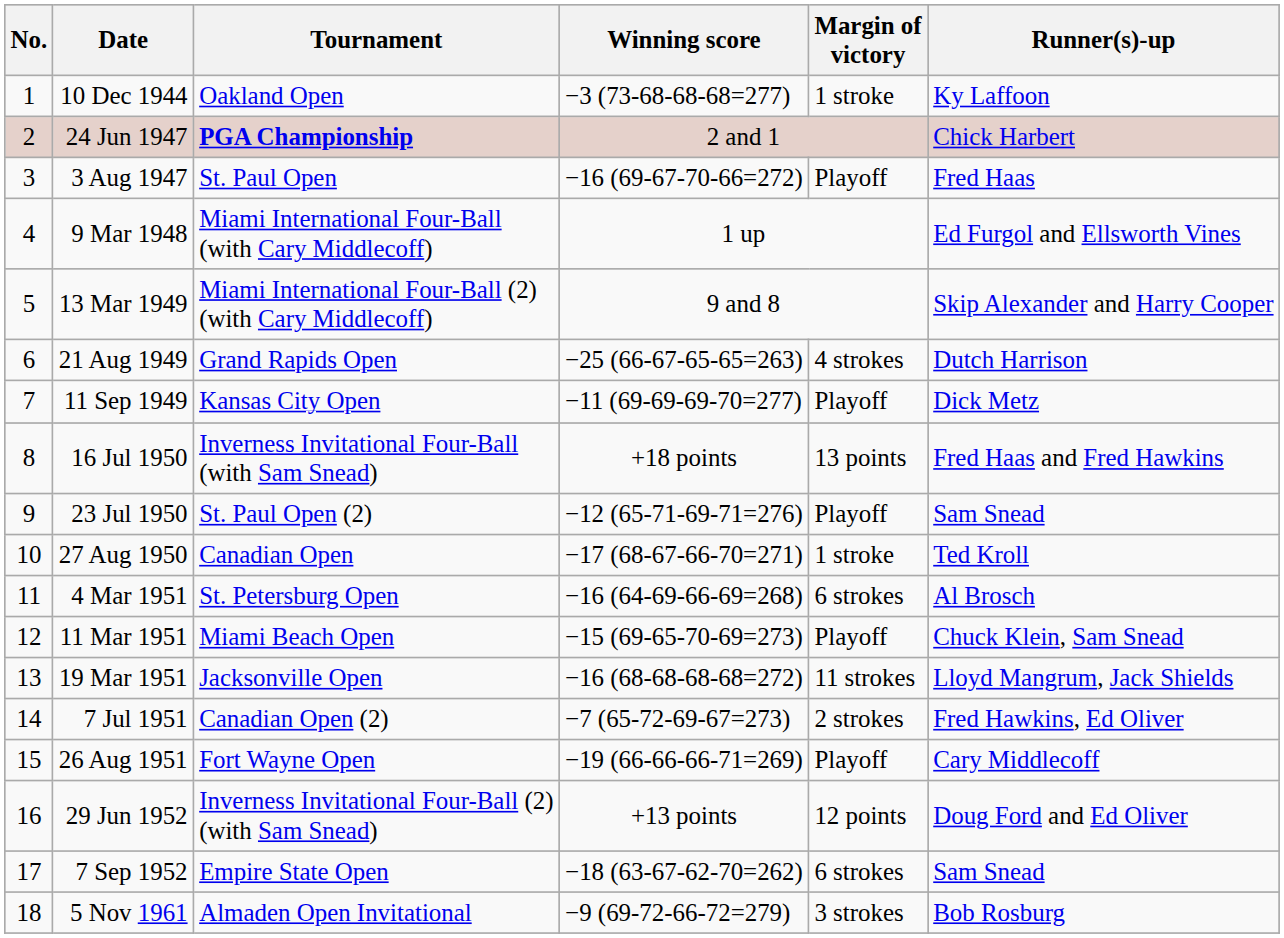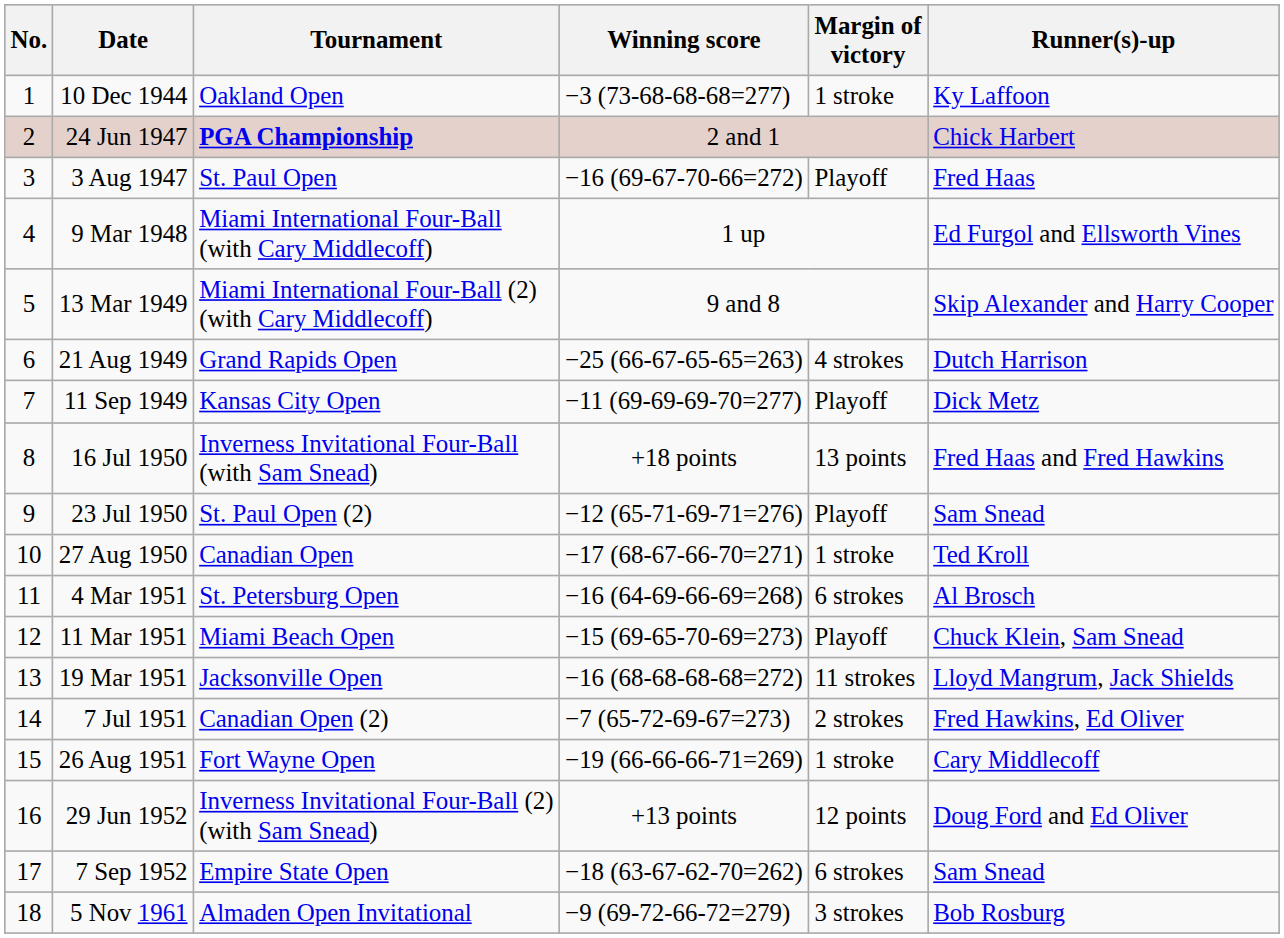(851, 759) Playoff -> (854, 759) 1 stroke
